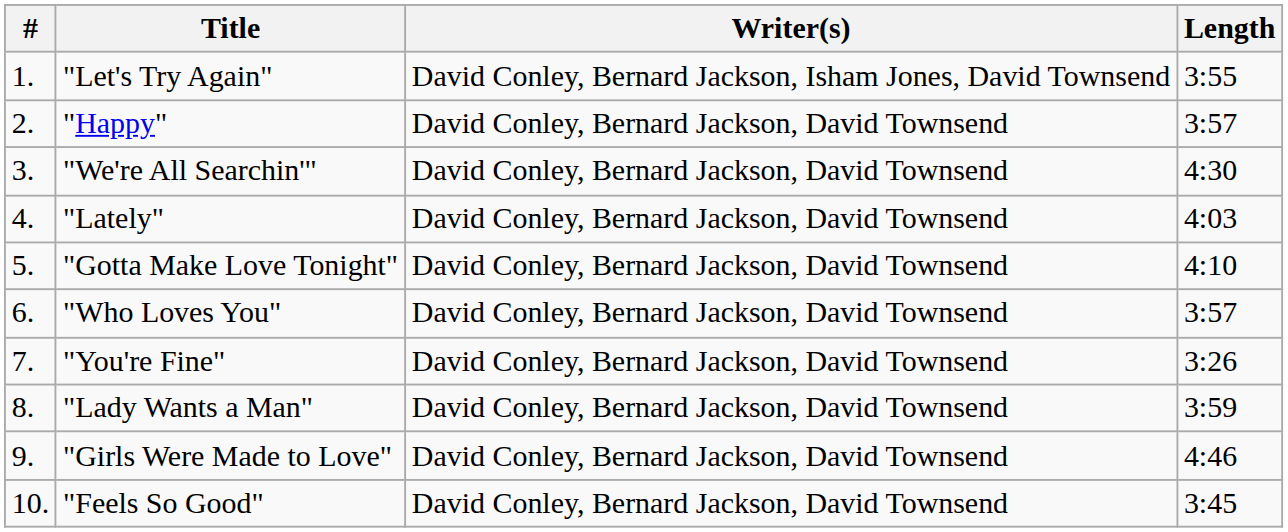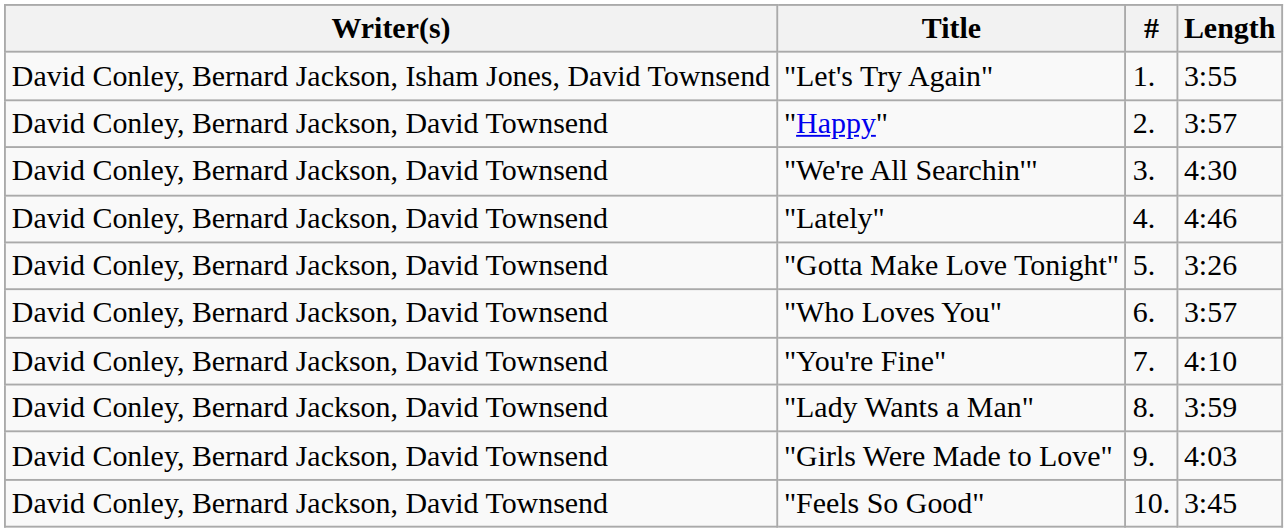columns swapped: (31, 28) <-> (791, 28)
(1211, 218) 4:03 -> (1211, 218) 4:46
(1211, 265) 4:10 -> (1211, 265) 3:26
(1211, 360) 3:26 -> (1211, 360) 4:10
(1211, 455) 4:46 -> (1211, 455) 4:03
